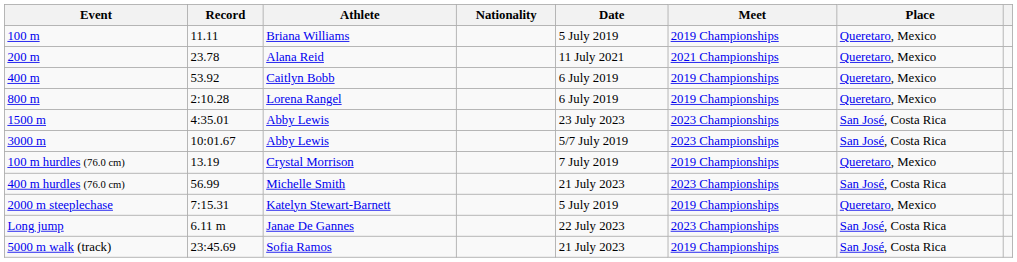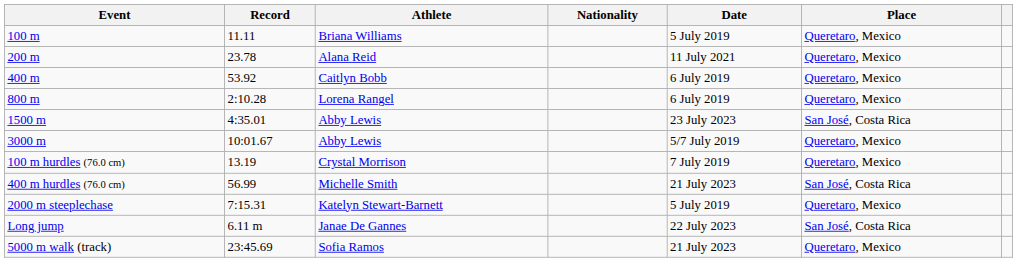- column: (752, 15)
(893, 141) San José, Costa Rica -> (853, 141) Queretaro, Mexico
(893, 246) San José, Costa Rica -> (853, 246) Queretaro, Mexico
